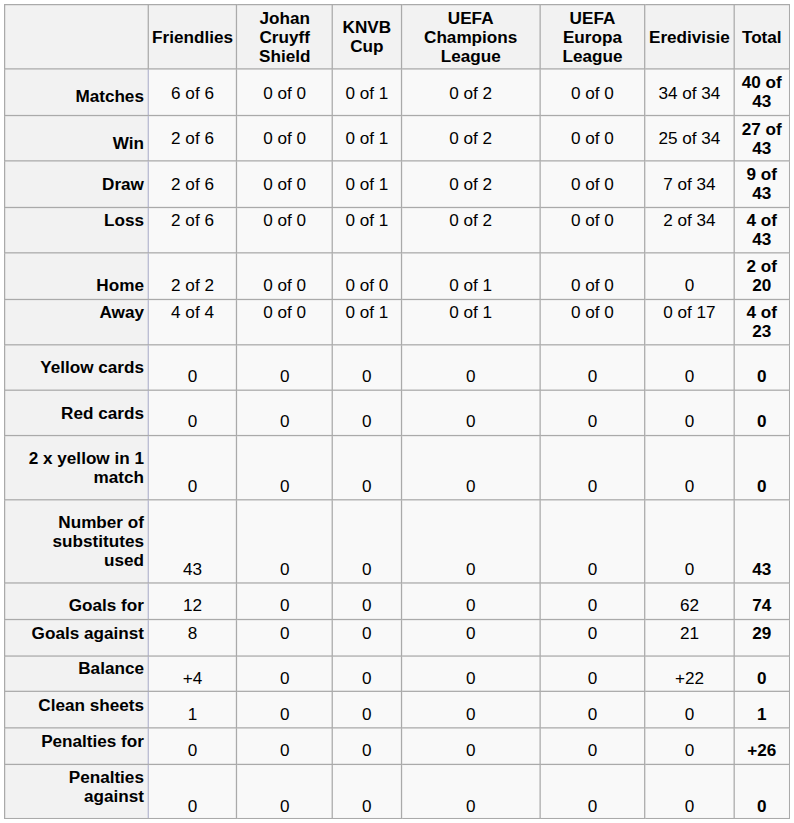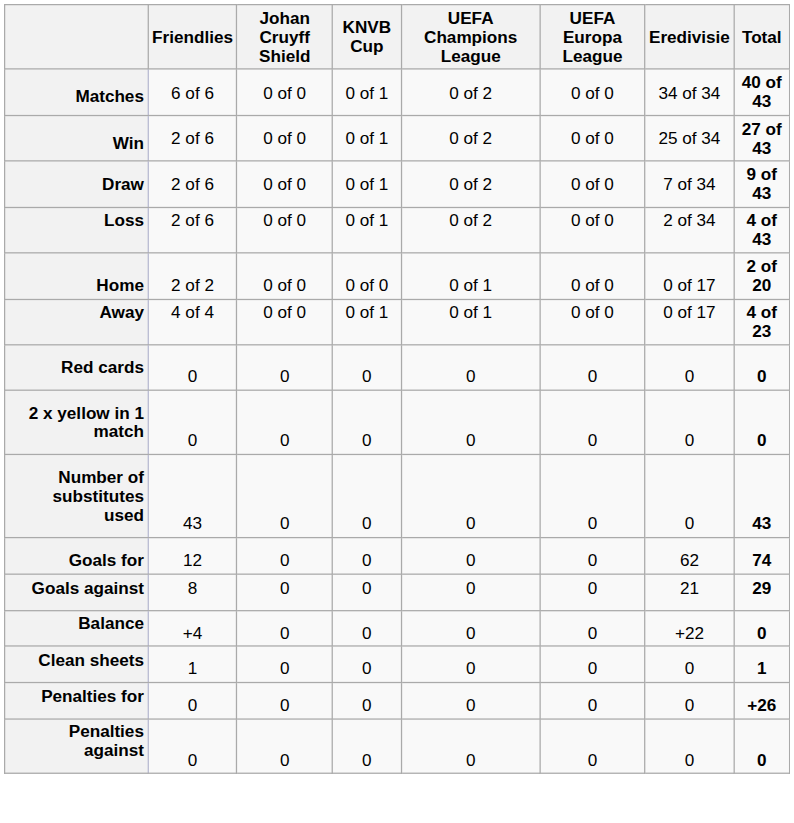(689, 285) 0 -> (689, 285) 0 of 17
- row: (92, 367)
